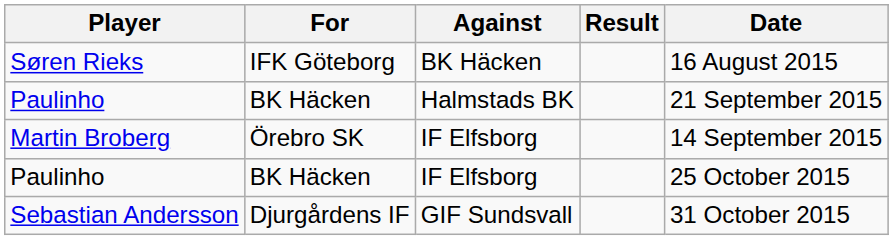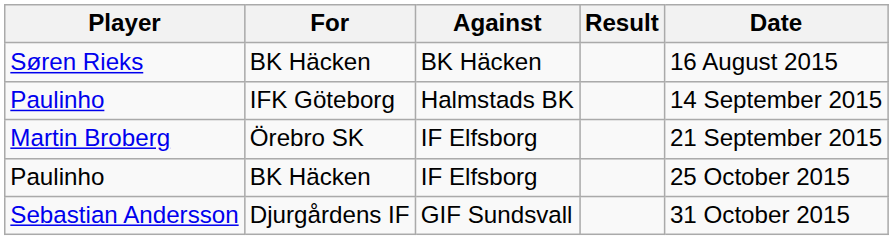(322, 61) IFK Göteborg -> (310, 61) BK Häcken
(310, 100) BK Häcken -> (322, 100) IFK Göteborg
(776, 100) 21 September 2015 -> (776, 100) 14 September 2015
(776, 138) 14 September 2015 -> (776, 138) 21 September 2015
